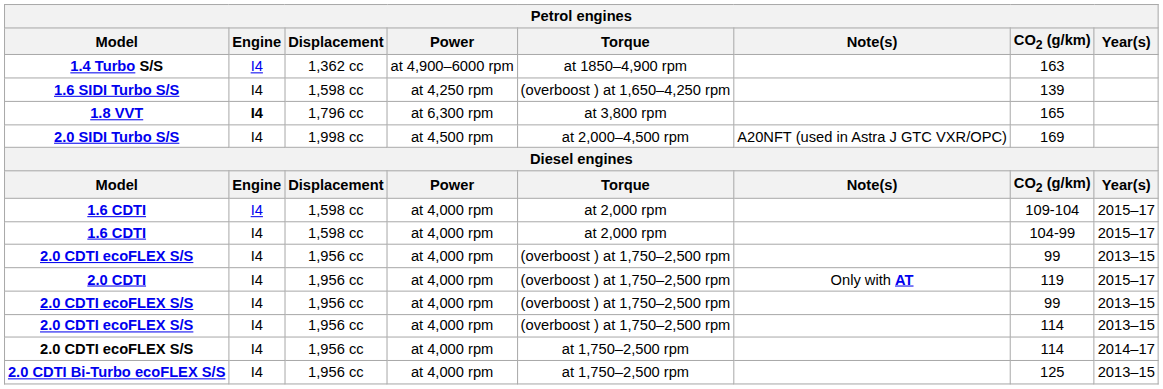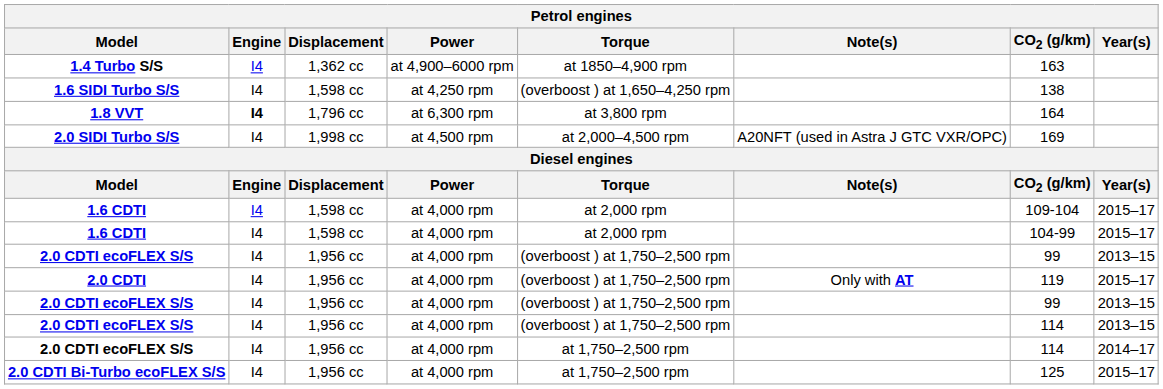(1052, 90) 139 -> (1052, 90) 138
(1052, 113) 165 -> (1052, 113) 164
(1126, 372) 2013–15 -> (1126, 372) 2015–17
